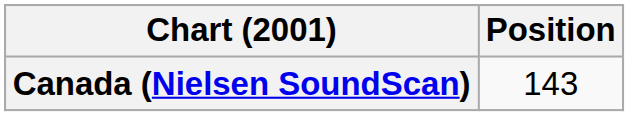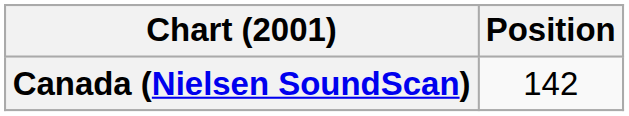(551, 82) 143 -> (551, 82) 142
